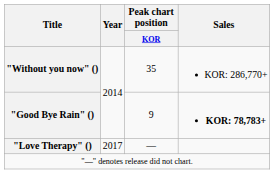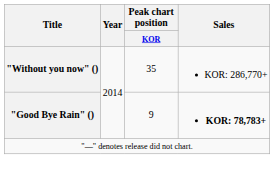- row: (52, 146)
